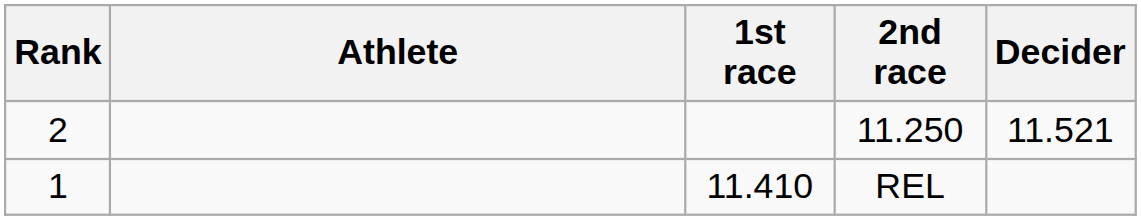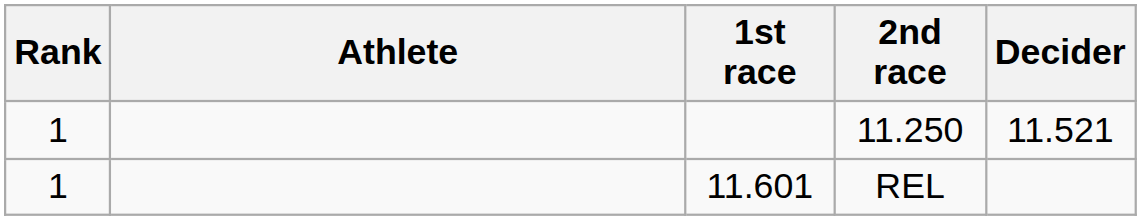(58, 129) 2 -> (58, 129) 1
(760, 186) 11.410 -> (760, 186) 11.601
